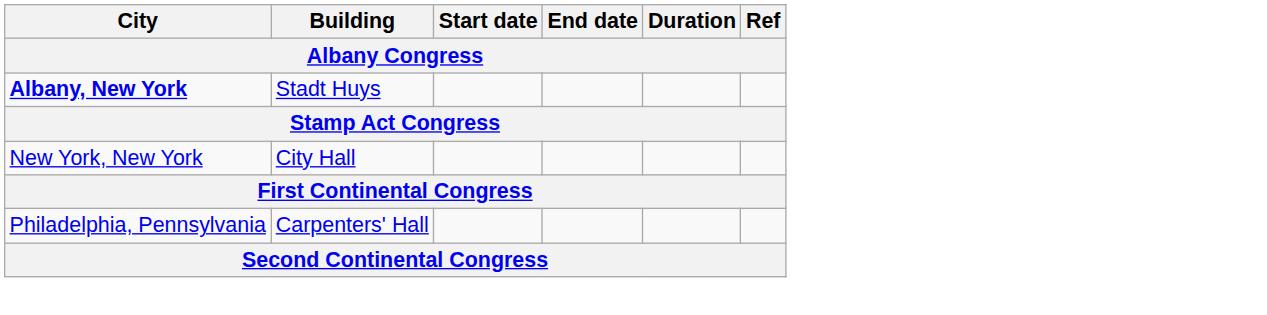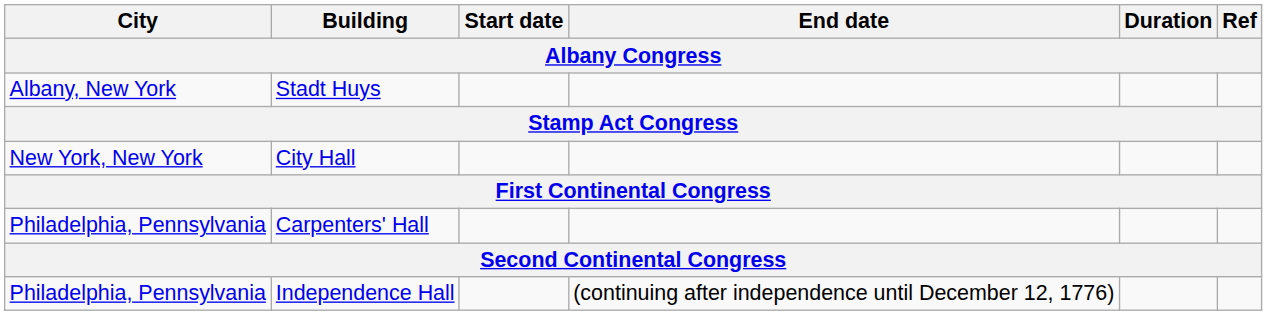(98, 89) bold -> (93, 89) normal
+ row: (365, 293)
